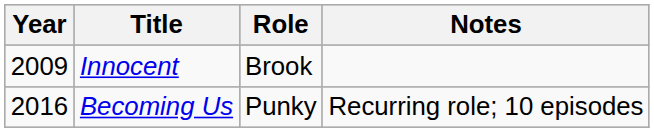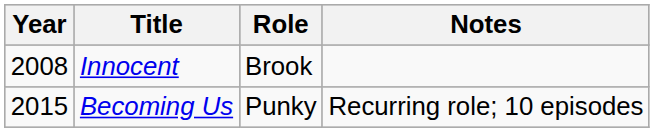(39, 65) 2009 -> (39, 65) 2008
(39, 106) 2016 -> (39, 106) 2015
